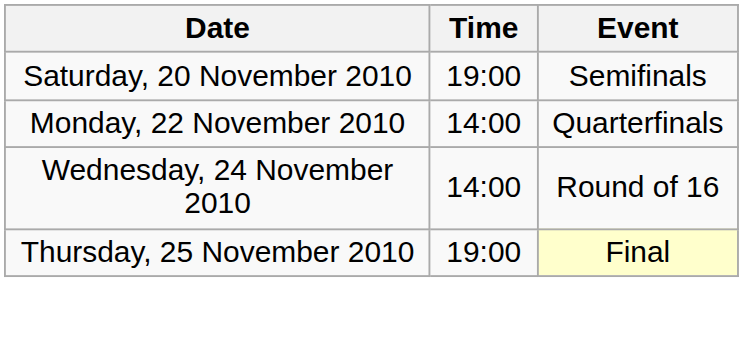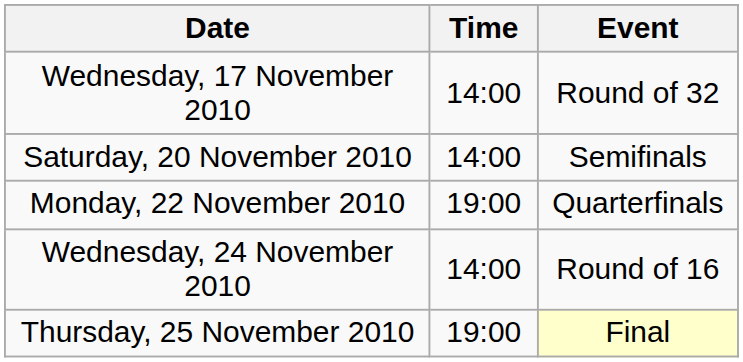+ row: (218, 92)
(484, 75) 19:00 -> (484, 156) 14:00
(484, 123) 14:00 -> (484, 204) 19:00
